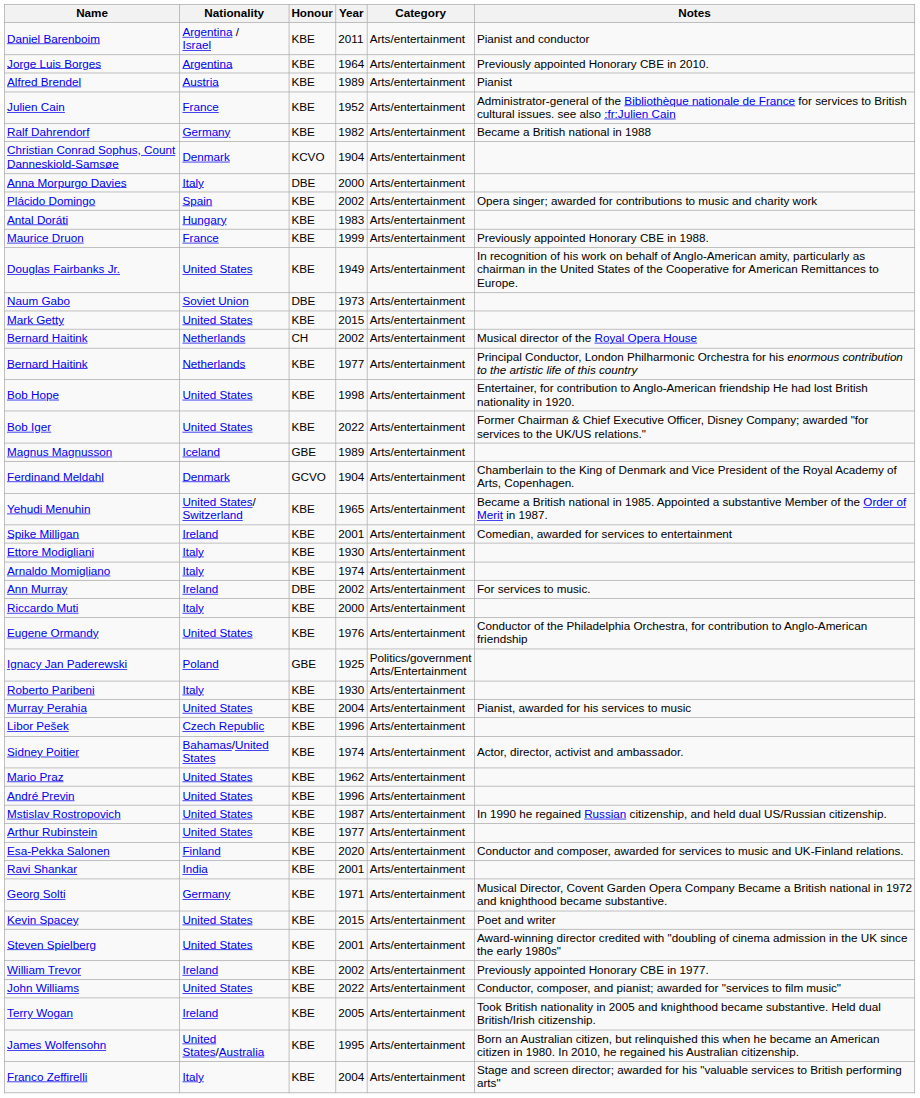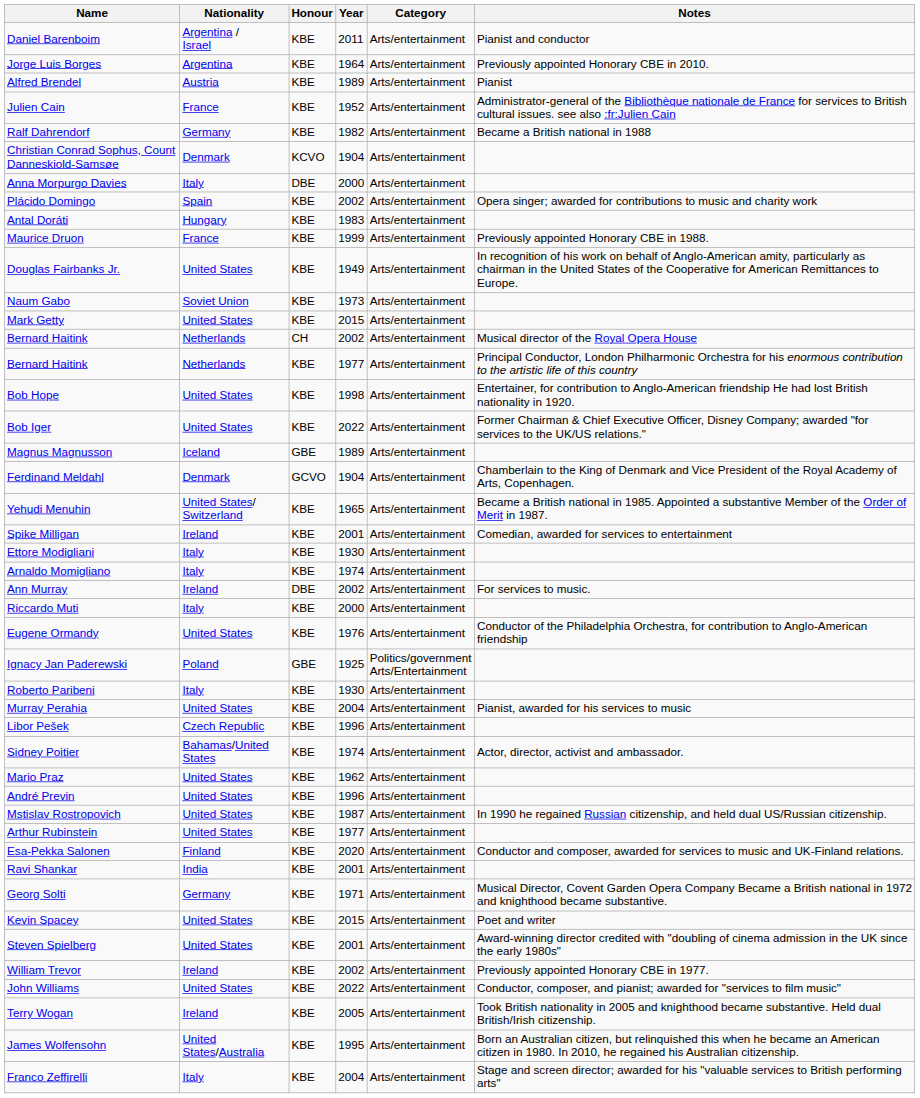(303, 301) DBE -> (303, 301) KBE
